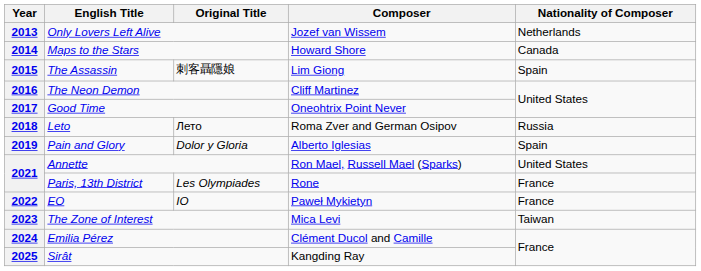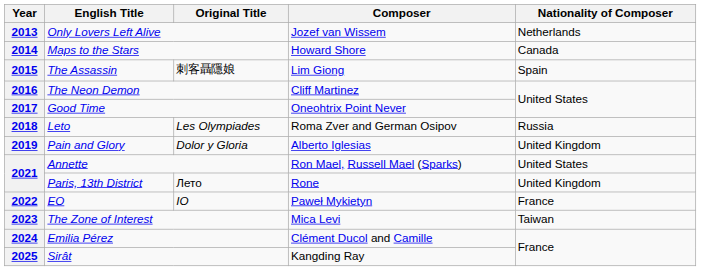(189, 127) Лето -> (218, 127) Les Olympiades
(533, 145) Spain -> (559, 145) United Kingdom
(218, 182) Les Olympiades -> (189, 182) Лето
(536, 182) France -> (559, 182) United Kingdom
